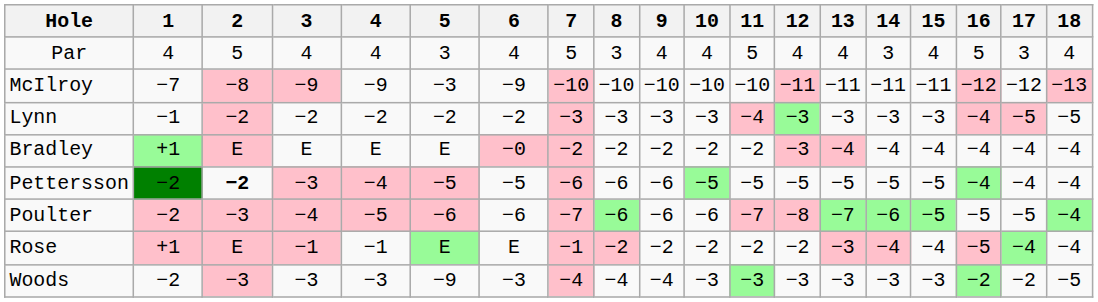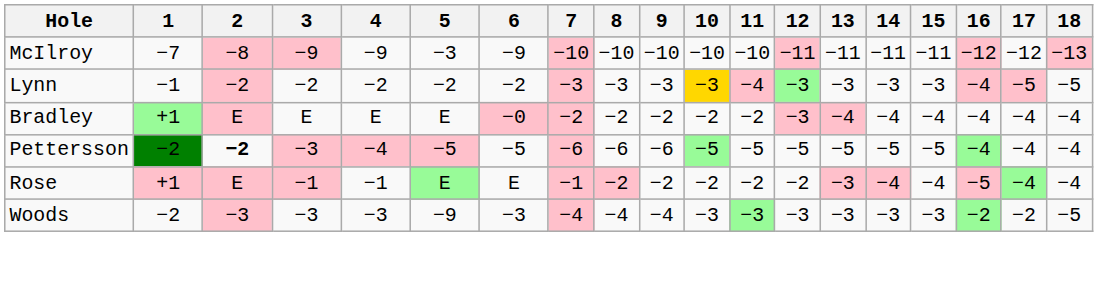- row: (69, 53)
(707, 118) no background -> (707, 86) gold background
- row: (51, 215)
